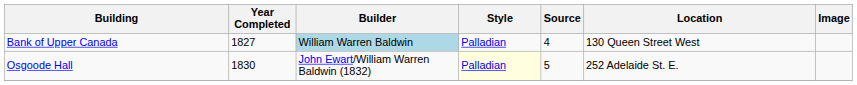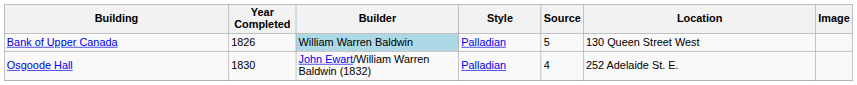(243, 42) 1827 -> (243, 42) 1826
(547, 42) 4 -> (547, 42) 5
(484, 65) lightyellow background -> (484, 65) no background
(547, 65) 5 -> (547, 65) 4
